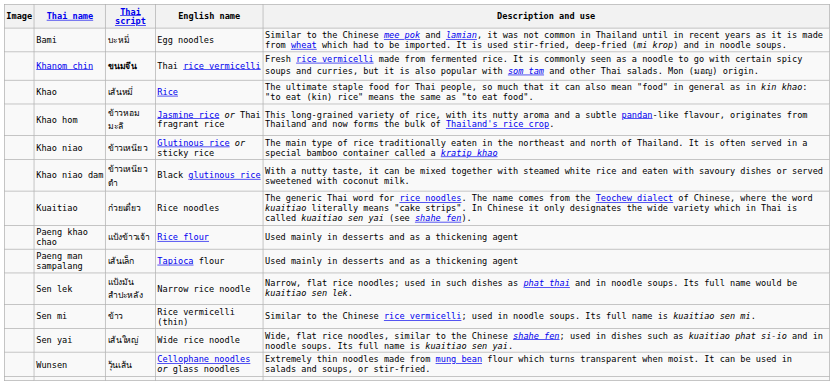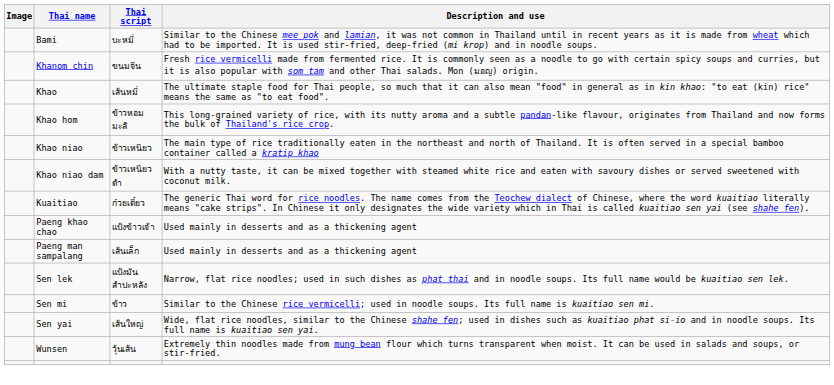- column: (209, 16)
(122, 66) bold -> (126, 66) normal
